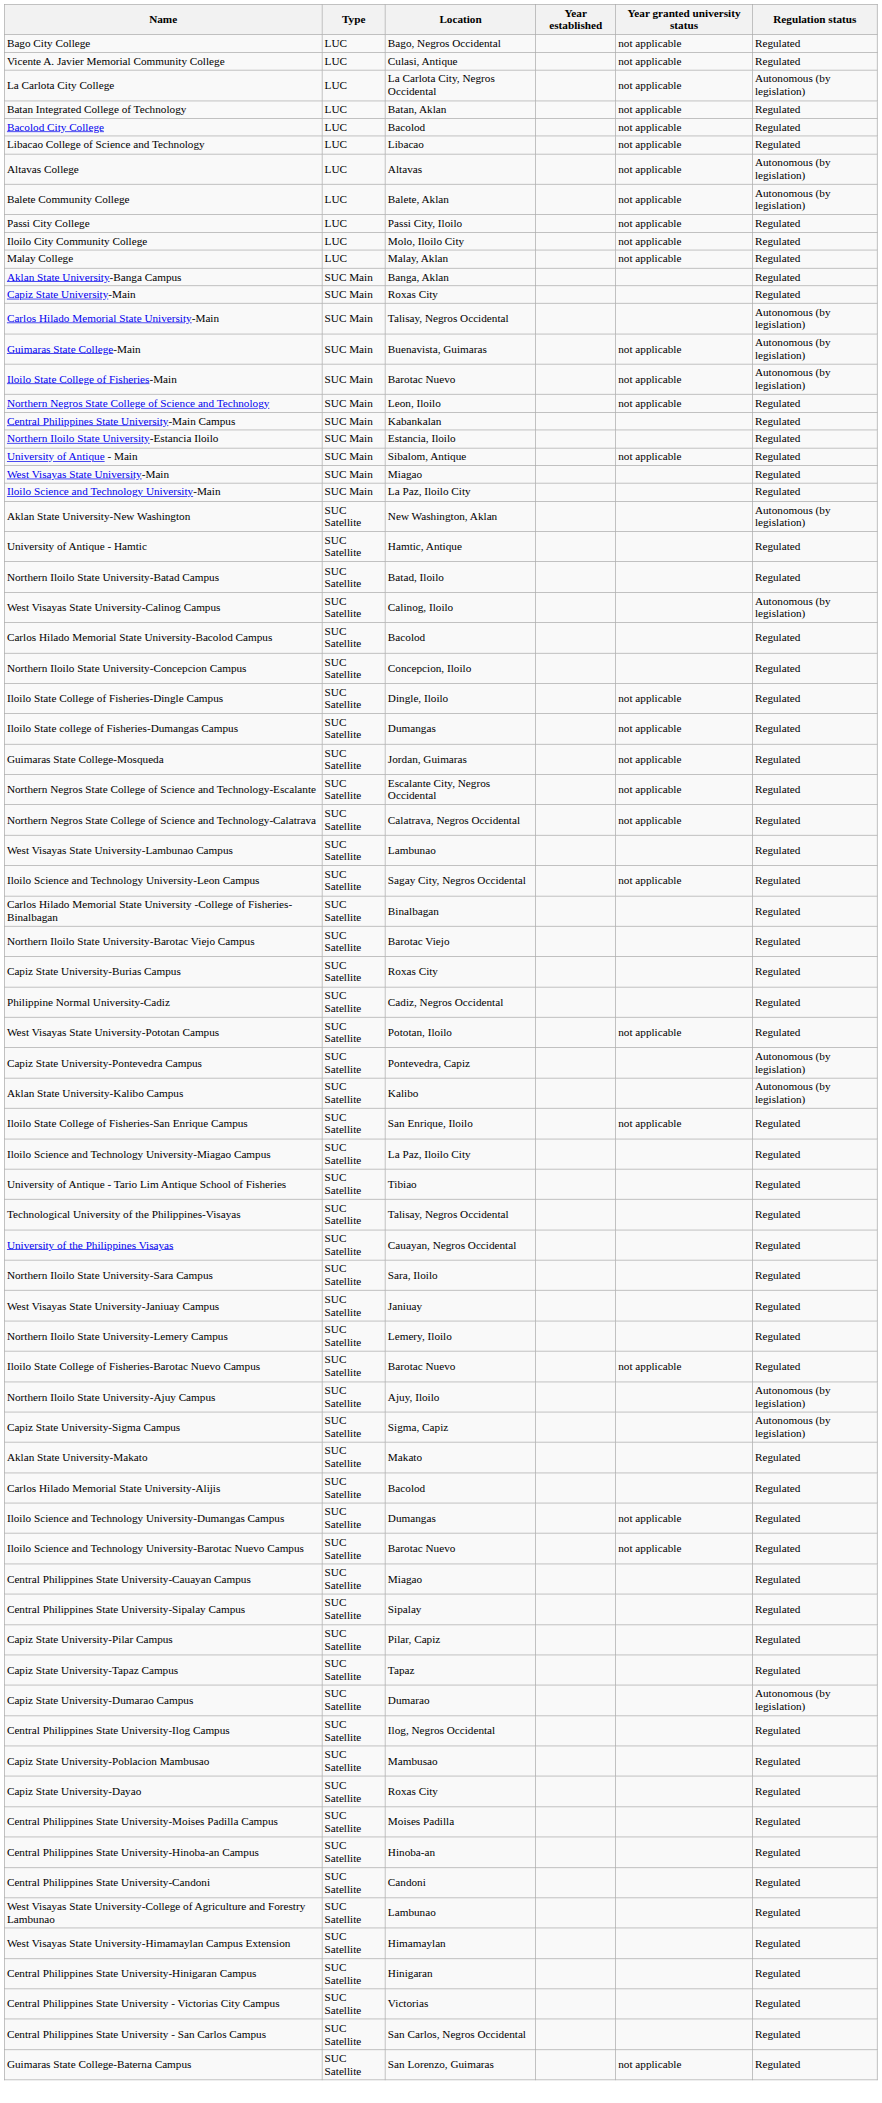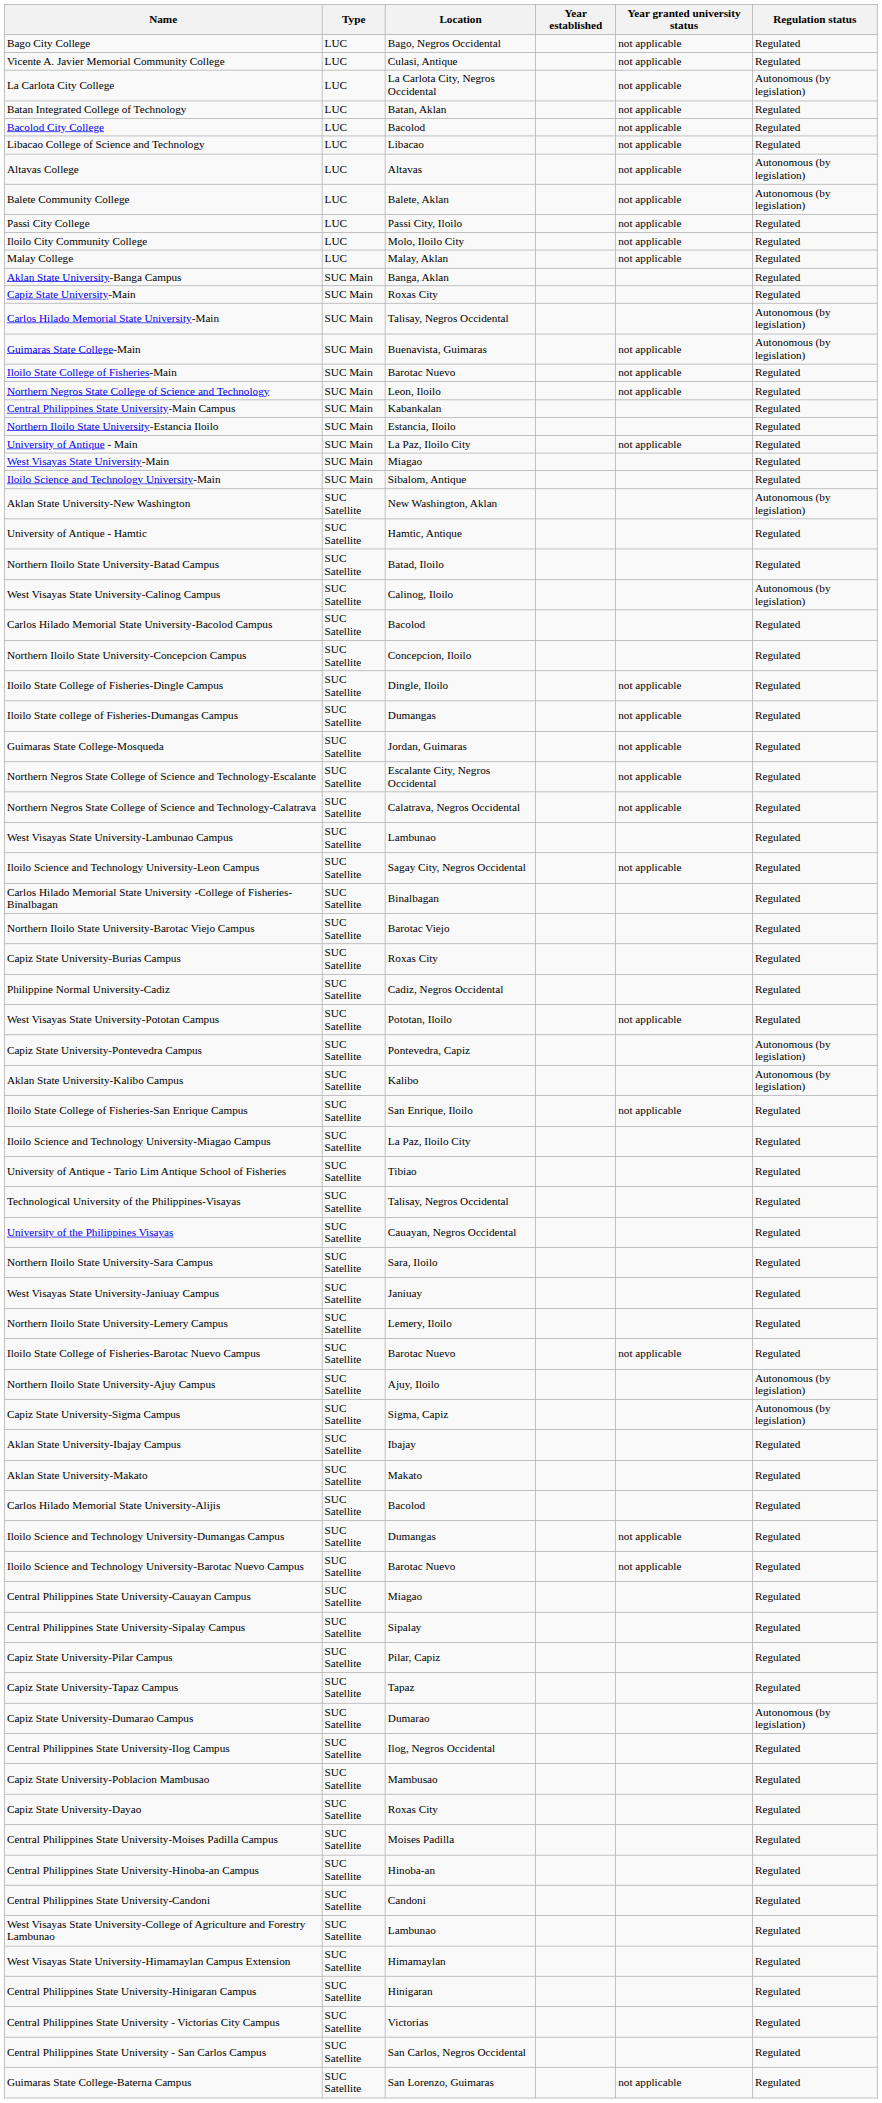(793, 379) Autonomous (by legislation) -> (778, 373) Regulated
(427, 456) Sibalom, Antique -> (429, 444) La Paz, Iloilo City
(429, 492) La Paz, Iloilo City -> (427, 479) Sibalom, Antique
+ row: (94, 1445)
